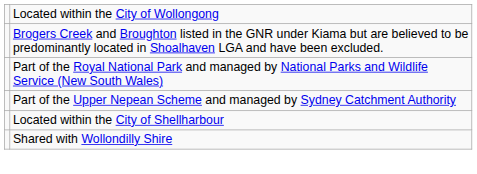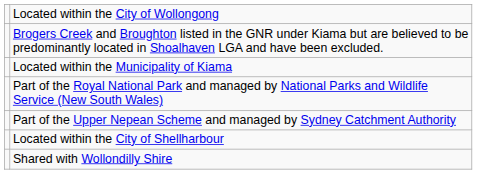+ row: (122, 67)
